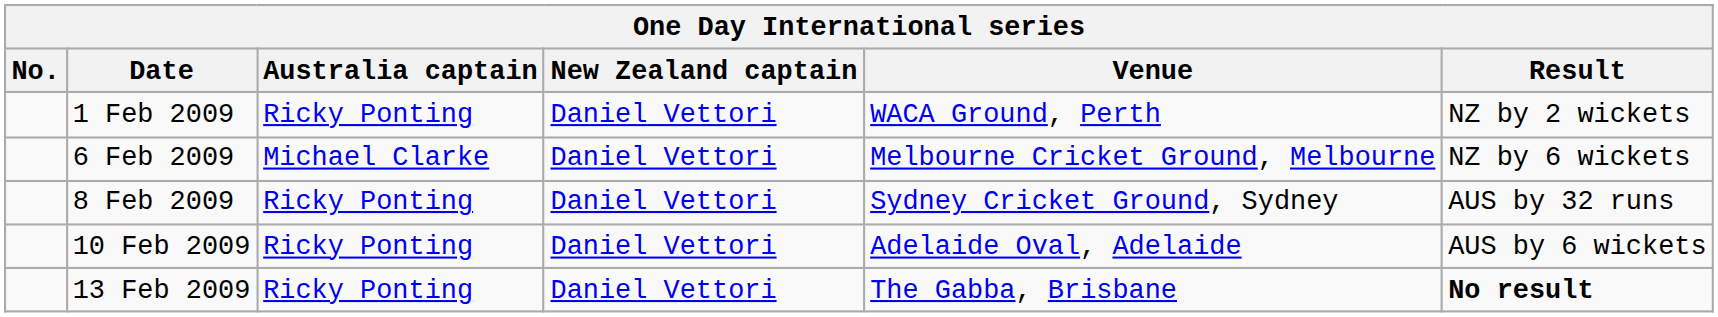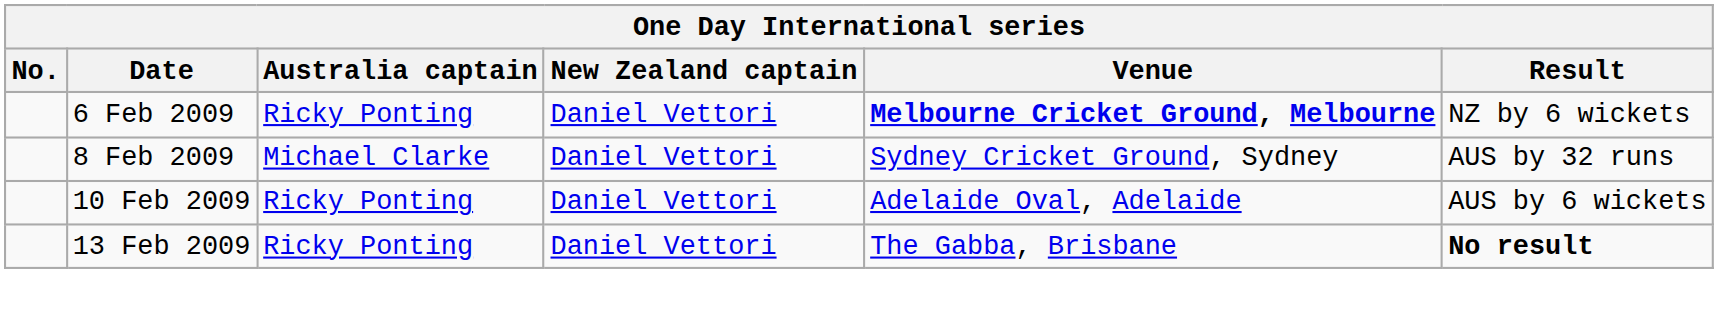- row: (153, 115)
(376, 159) Michael Clarke -> (368, 115) Ricky Ponting
(1153, 159) normal -> (1153, 115) bold
(368, 202) Ricky Ponting -> (376, 159) Michael Clarke
